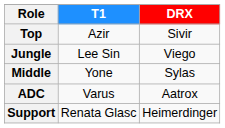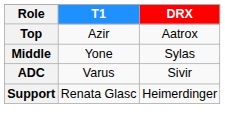(180, 34) Sivir -> (180, 34) Aatrox
- row: (31, 53)
(180, 93) Aatrox -> (180, 73) Sivir
